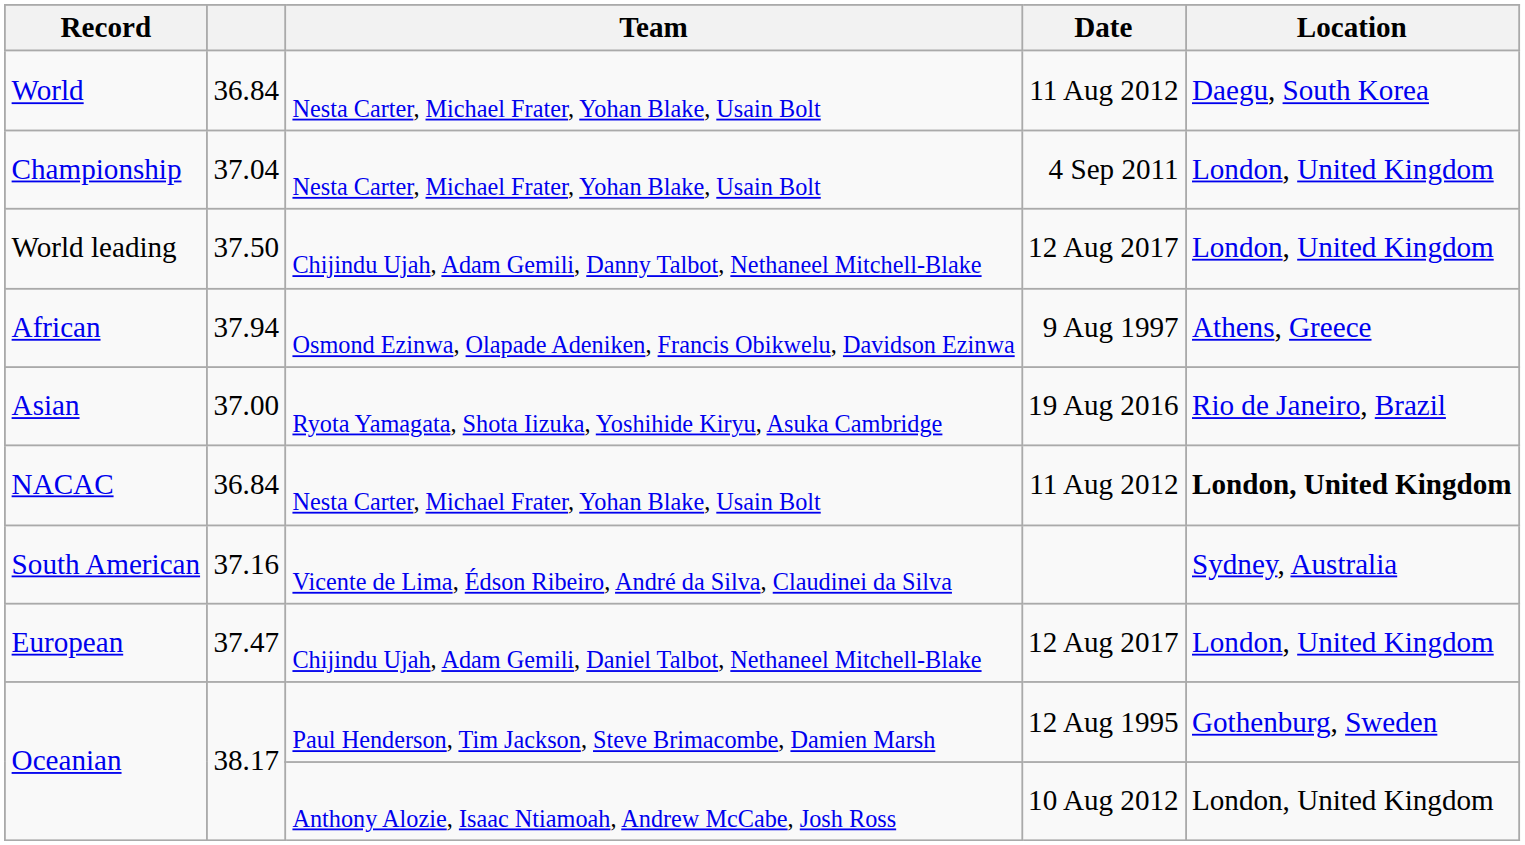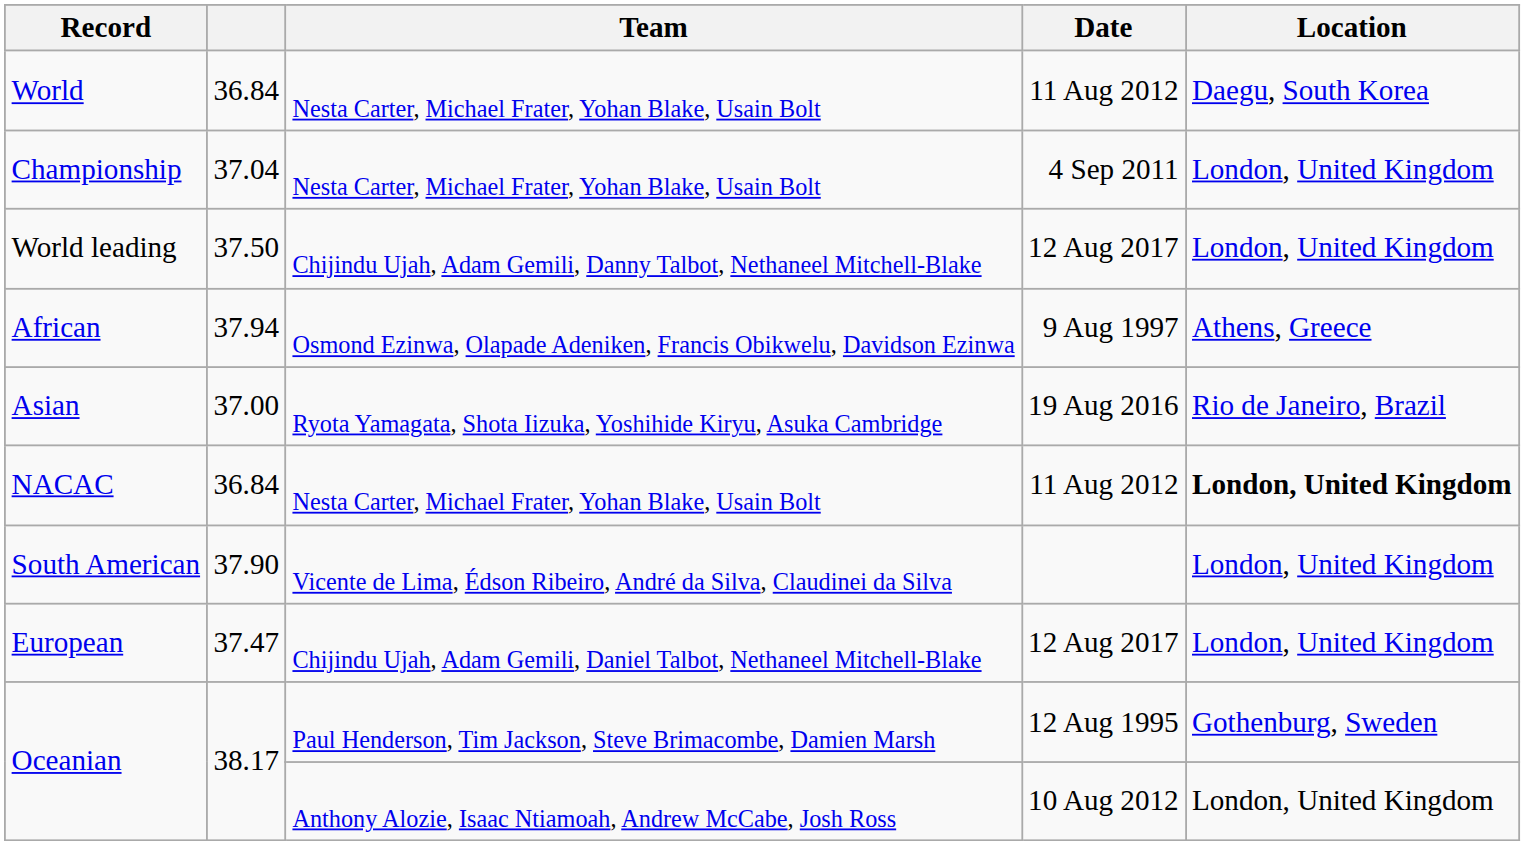(246, 563) 37.16 -> (246, 563) 37.90
(1295, 563) Sydney, Australia -> (1343, 563) London, United Kingdom
